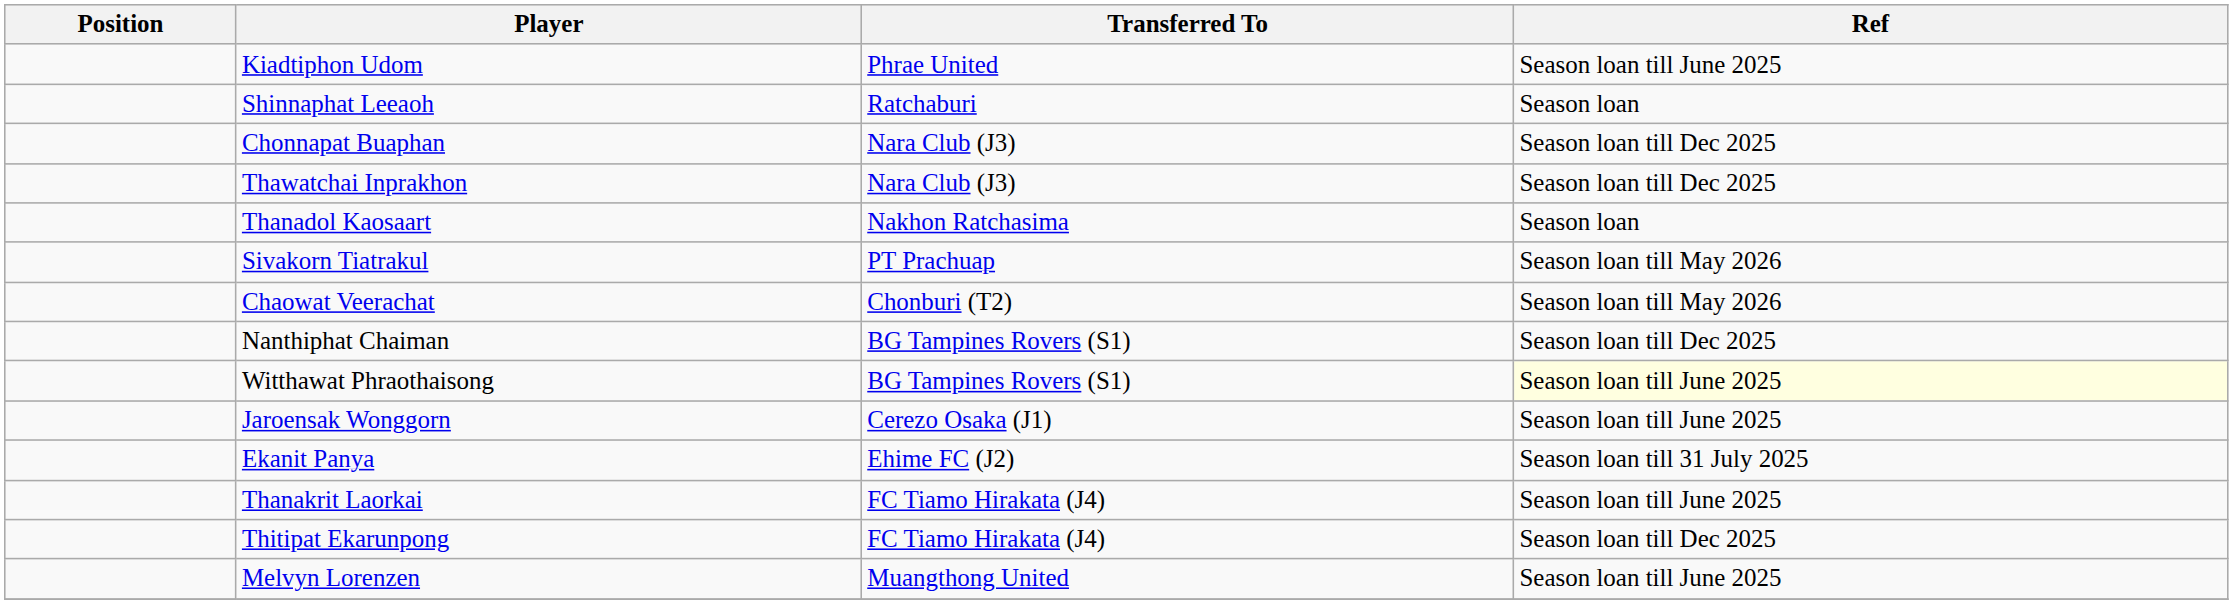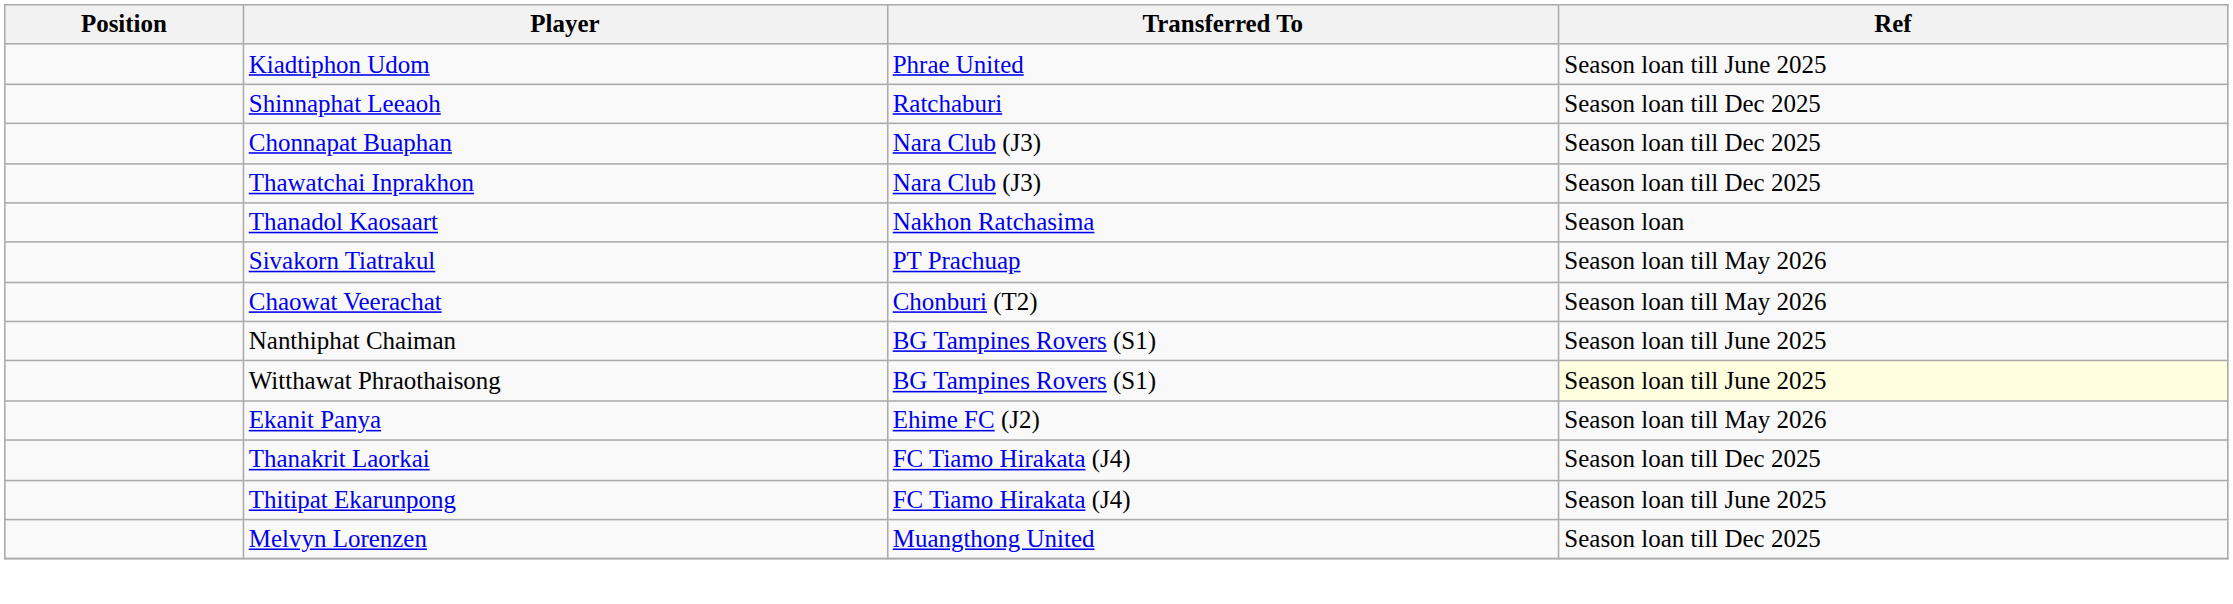(1579, 103) Season loan -> (1693, 103) Season loan till Dec 2025
(1648, 340) Season loan till Dec 2025 -> (1695, 340) Season loan till June 2025
- row: (346, 420)
(1664, 459) Season loan till 31 July 2025 -> (1695, 420) Season loan till May 2026
(1650, 499) Season loan till June 2025 -> (1693, 459) Season loan till Dec 2025
(1648, 538) Season loan till Dec 2025 -> (1695, 499) Season loan till June 2025
(1650, 578) Season loan till June 2025 -> (1693, 538) Season loan till Dec 2025
